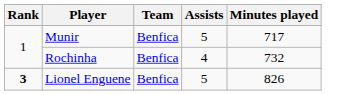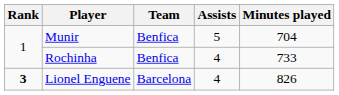(274, 36) 717 -> (287, 36) 704
(274, 57) 732 -> (287, 57) 733
(158, 79) Benfica -> (164, 79) Barcelona
(204, 79) 5 -> (217, 79) 4
